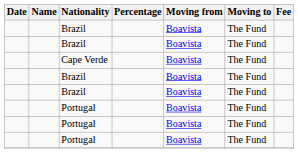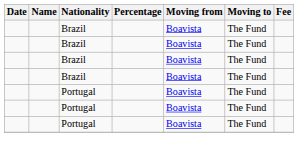- row: (17, 60)
